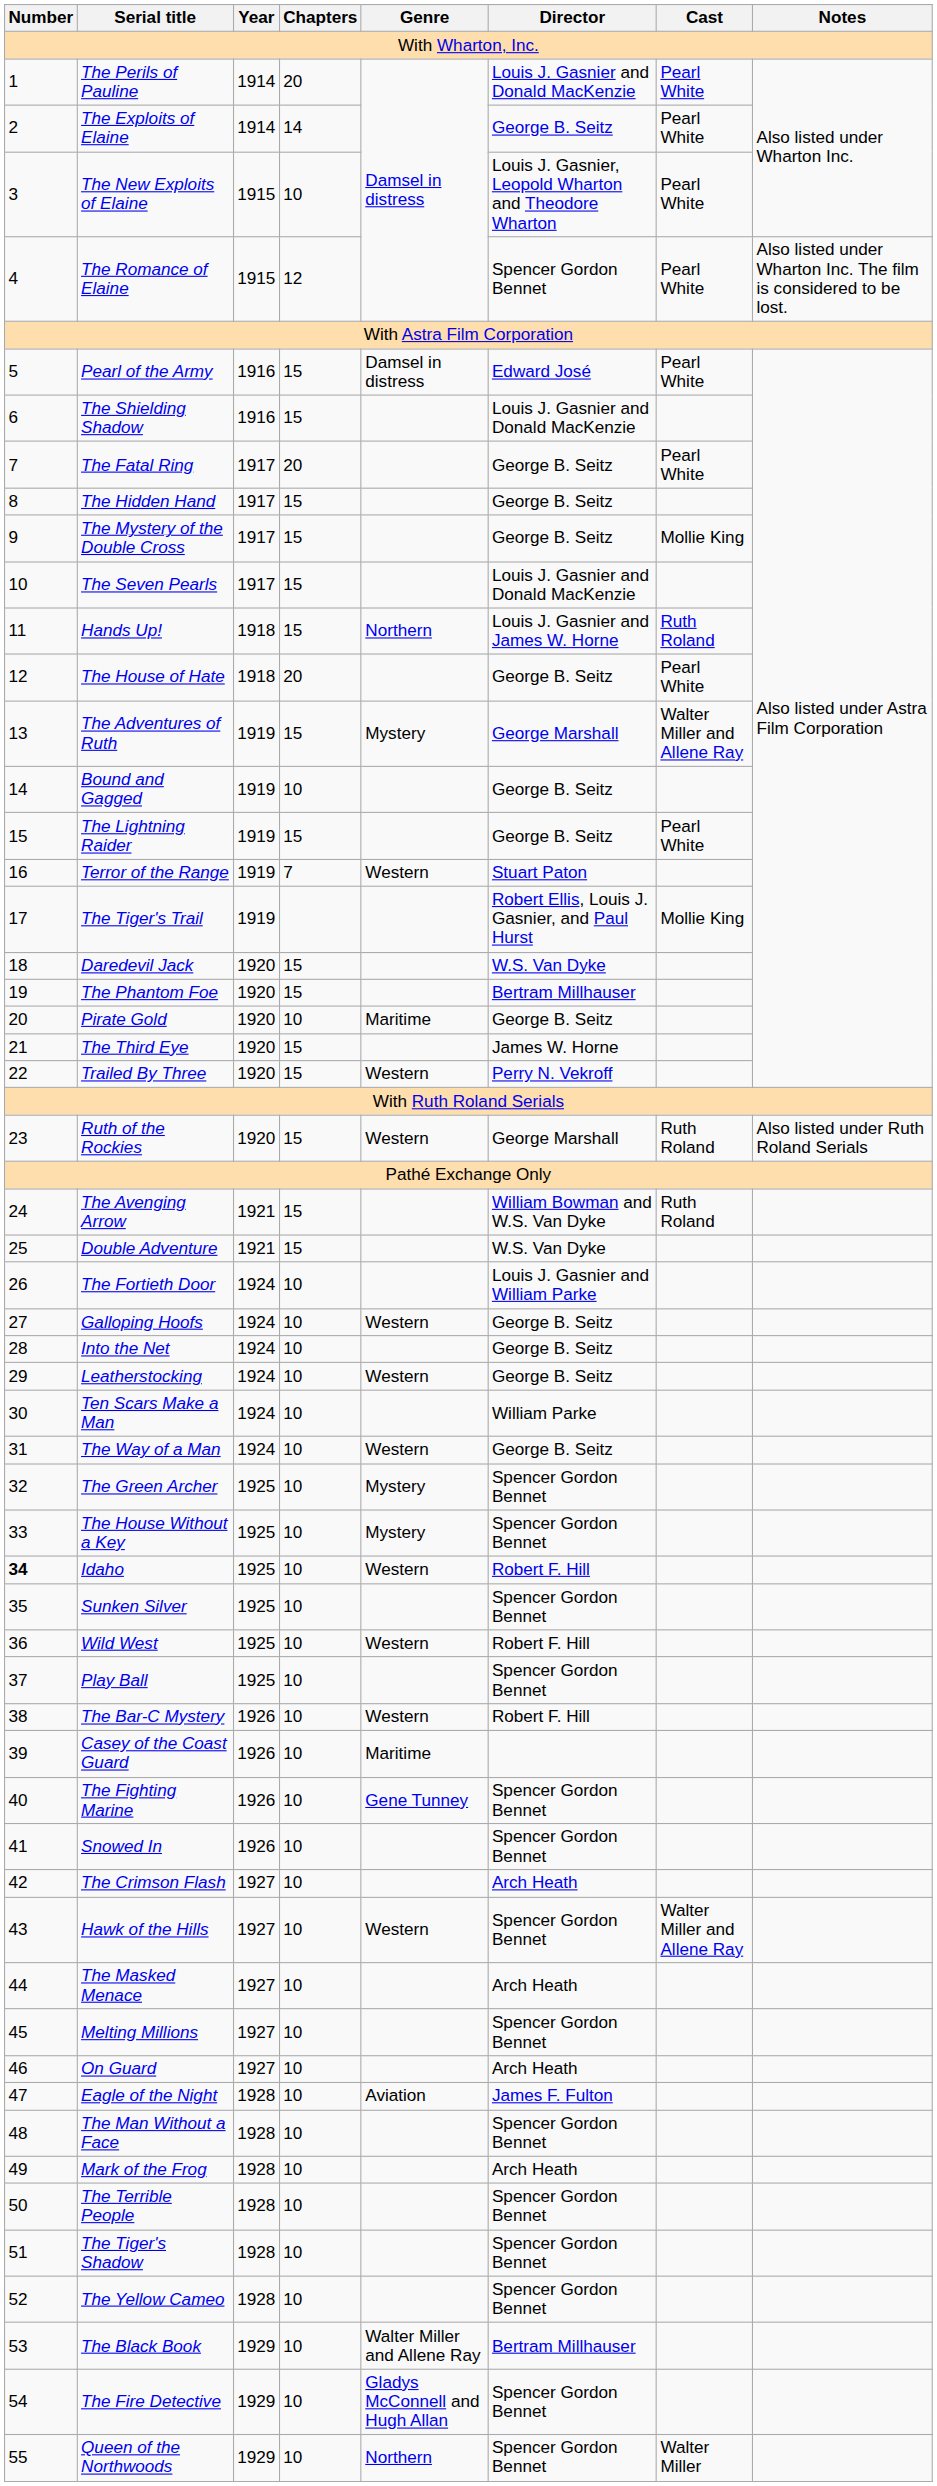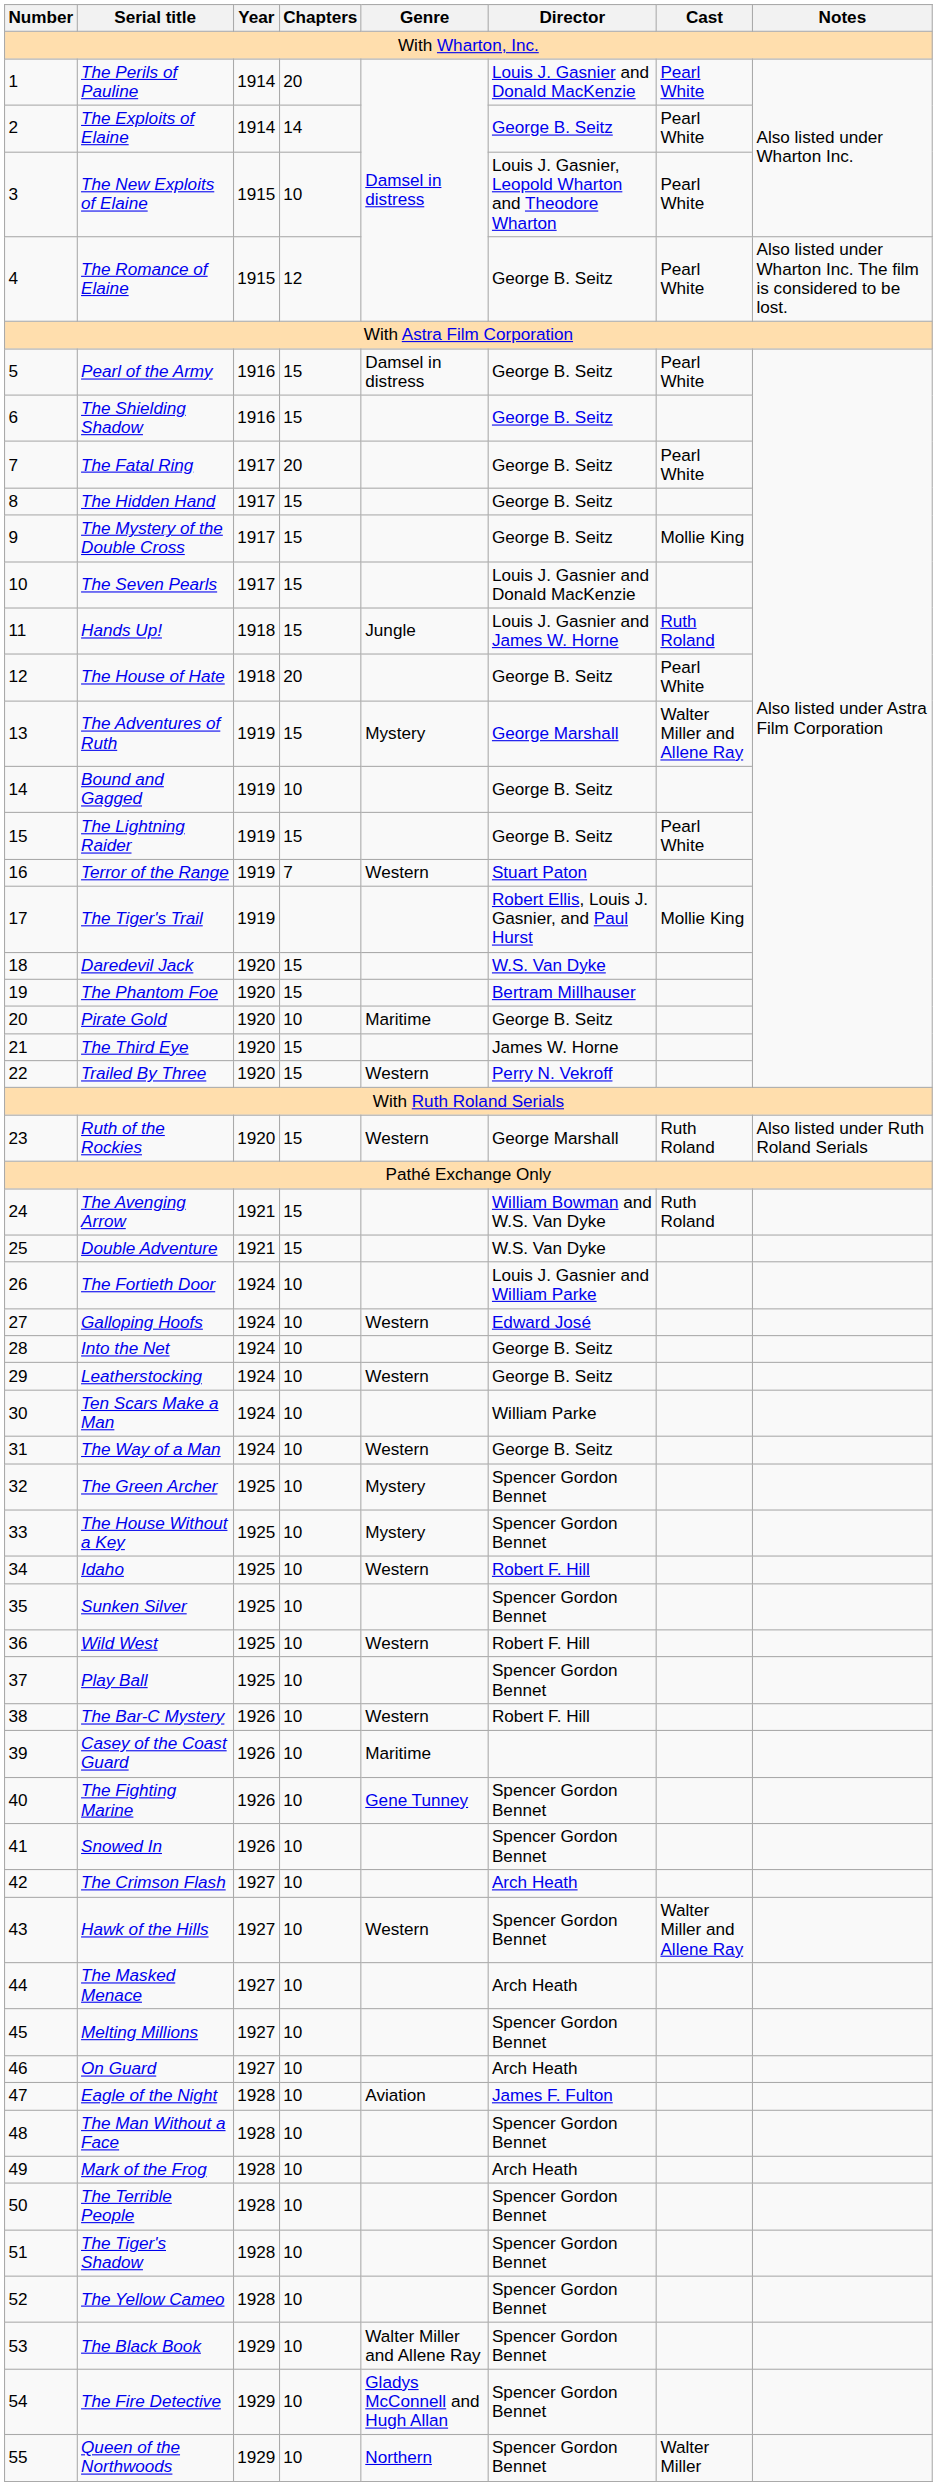(555, 279) Spencer Gordon Bennet -> (552, 279) George B. Seitz
(541, 371) Edward José -> (552, 371) George B. Seitz
(570, 418) Louis J. Gasnier and Donald MacKenzie -> (552, 418) George B. Seitz
(399, 631) Northern -> (391, 631) Jungle
(552, 1322) George B. Seitz -> (541, 1322) Edward José
(18, 1569) bold -> (18, 1569) normal
(564, 2345) Bertram Millhauser -> (555, 2345) Spencer Gordon Bennet
